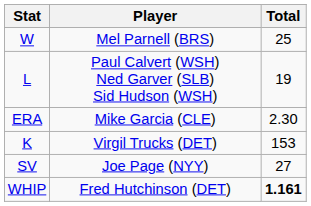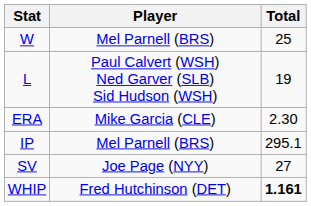- row: (27, 142)
+ row: (27, 142)
